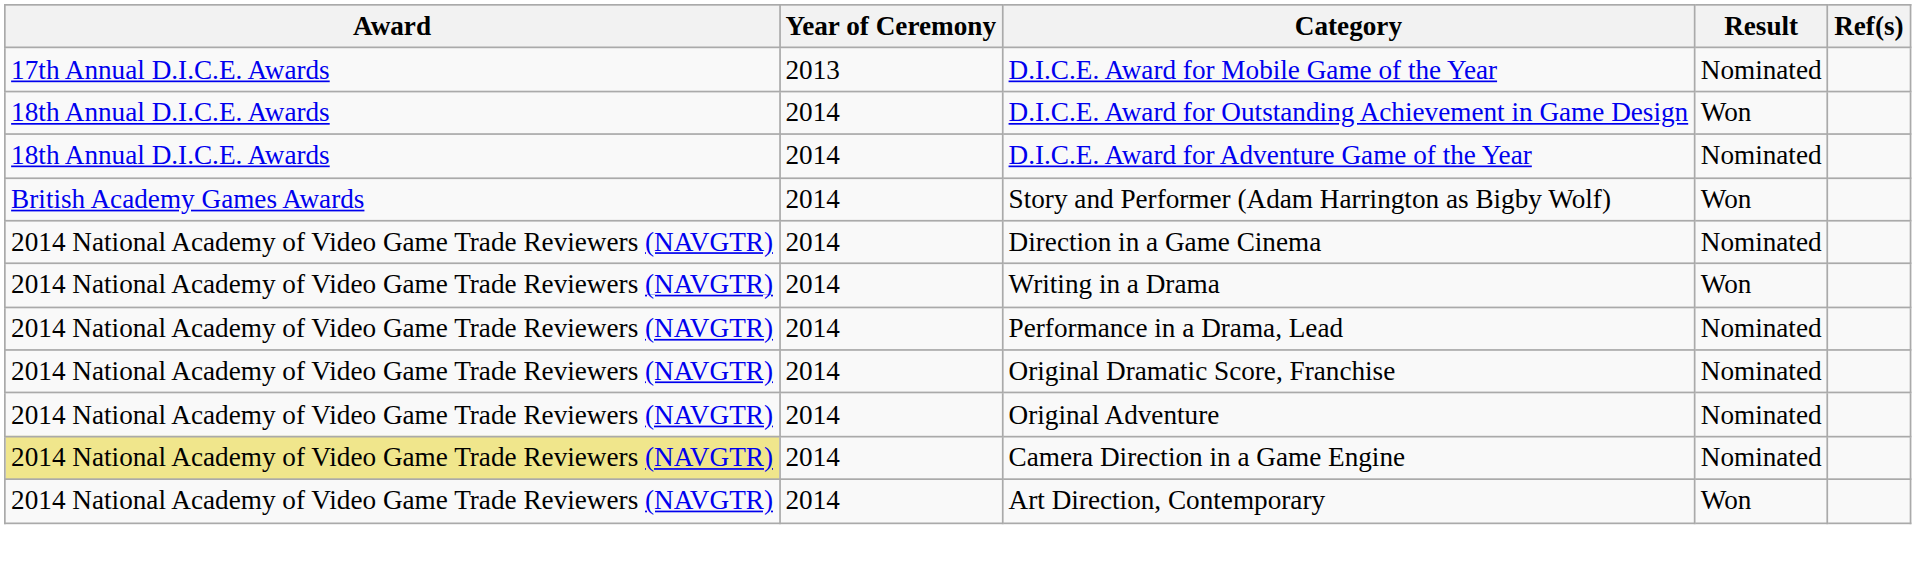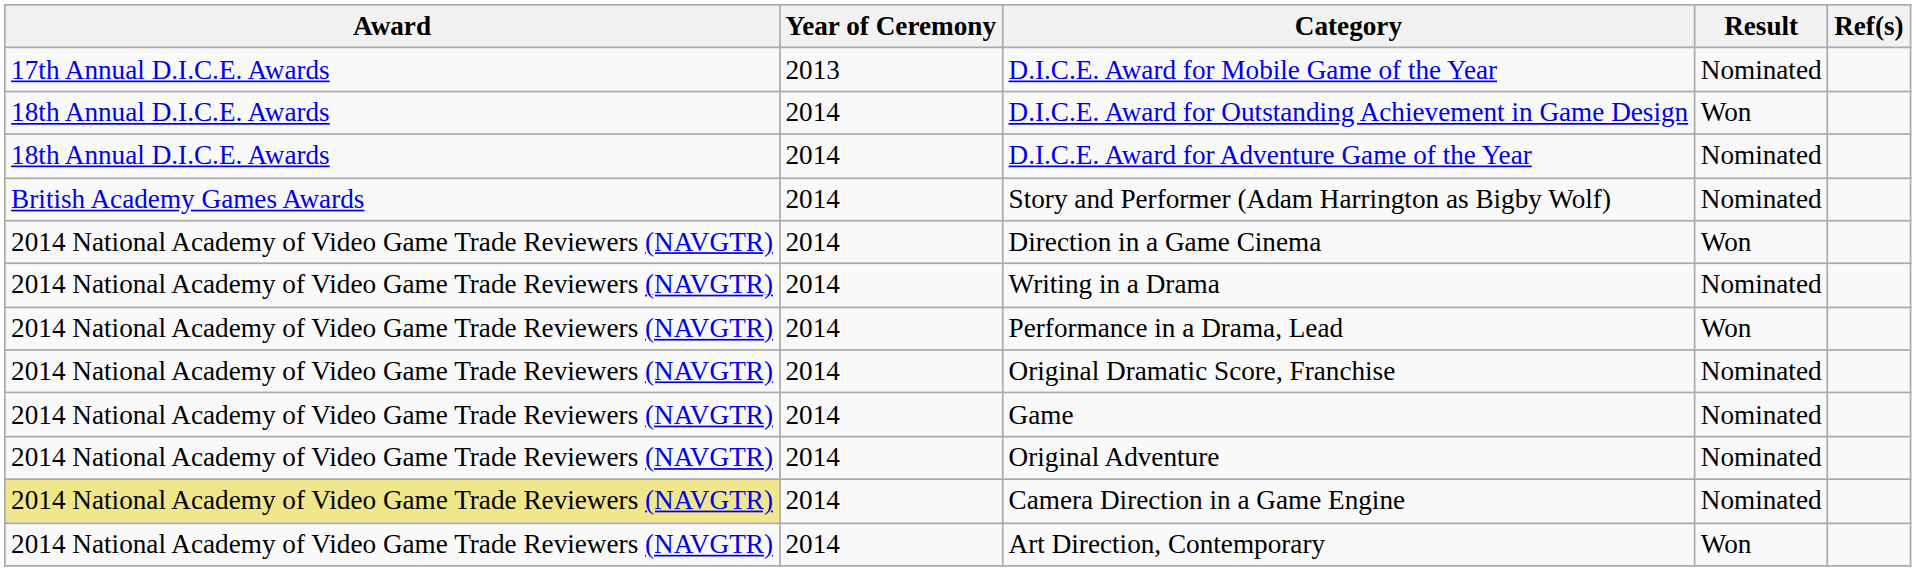(1726, 198) Won -> (1761, 198) Nominated
(1761, 241) Nominated -> (1726, 241) Won
(1726, 284) Won -> (1761, 284) Nominated
(1761, 328) Nominated -> (1726, 328) Won
+ row: (1041, 414)
